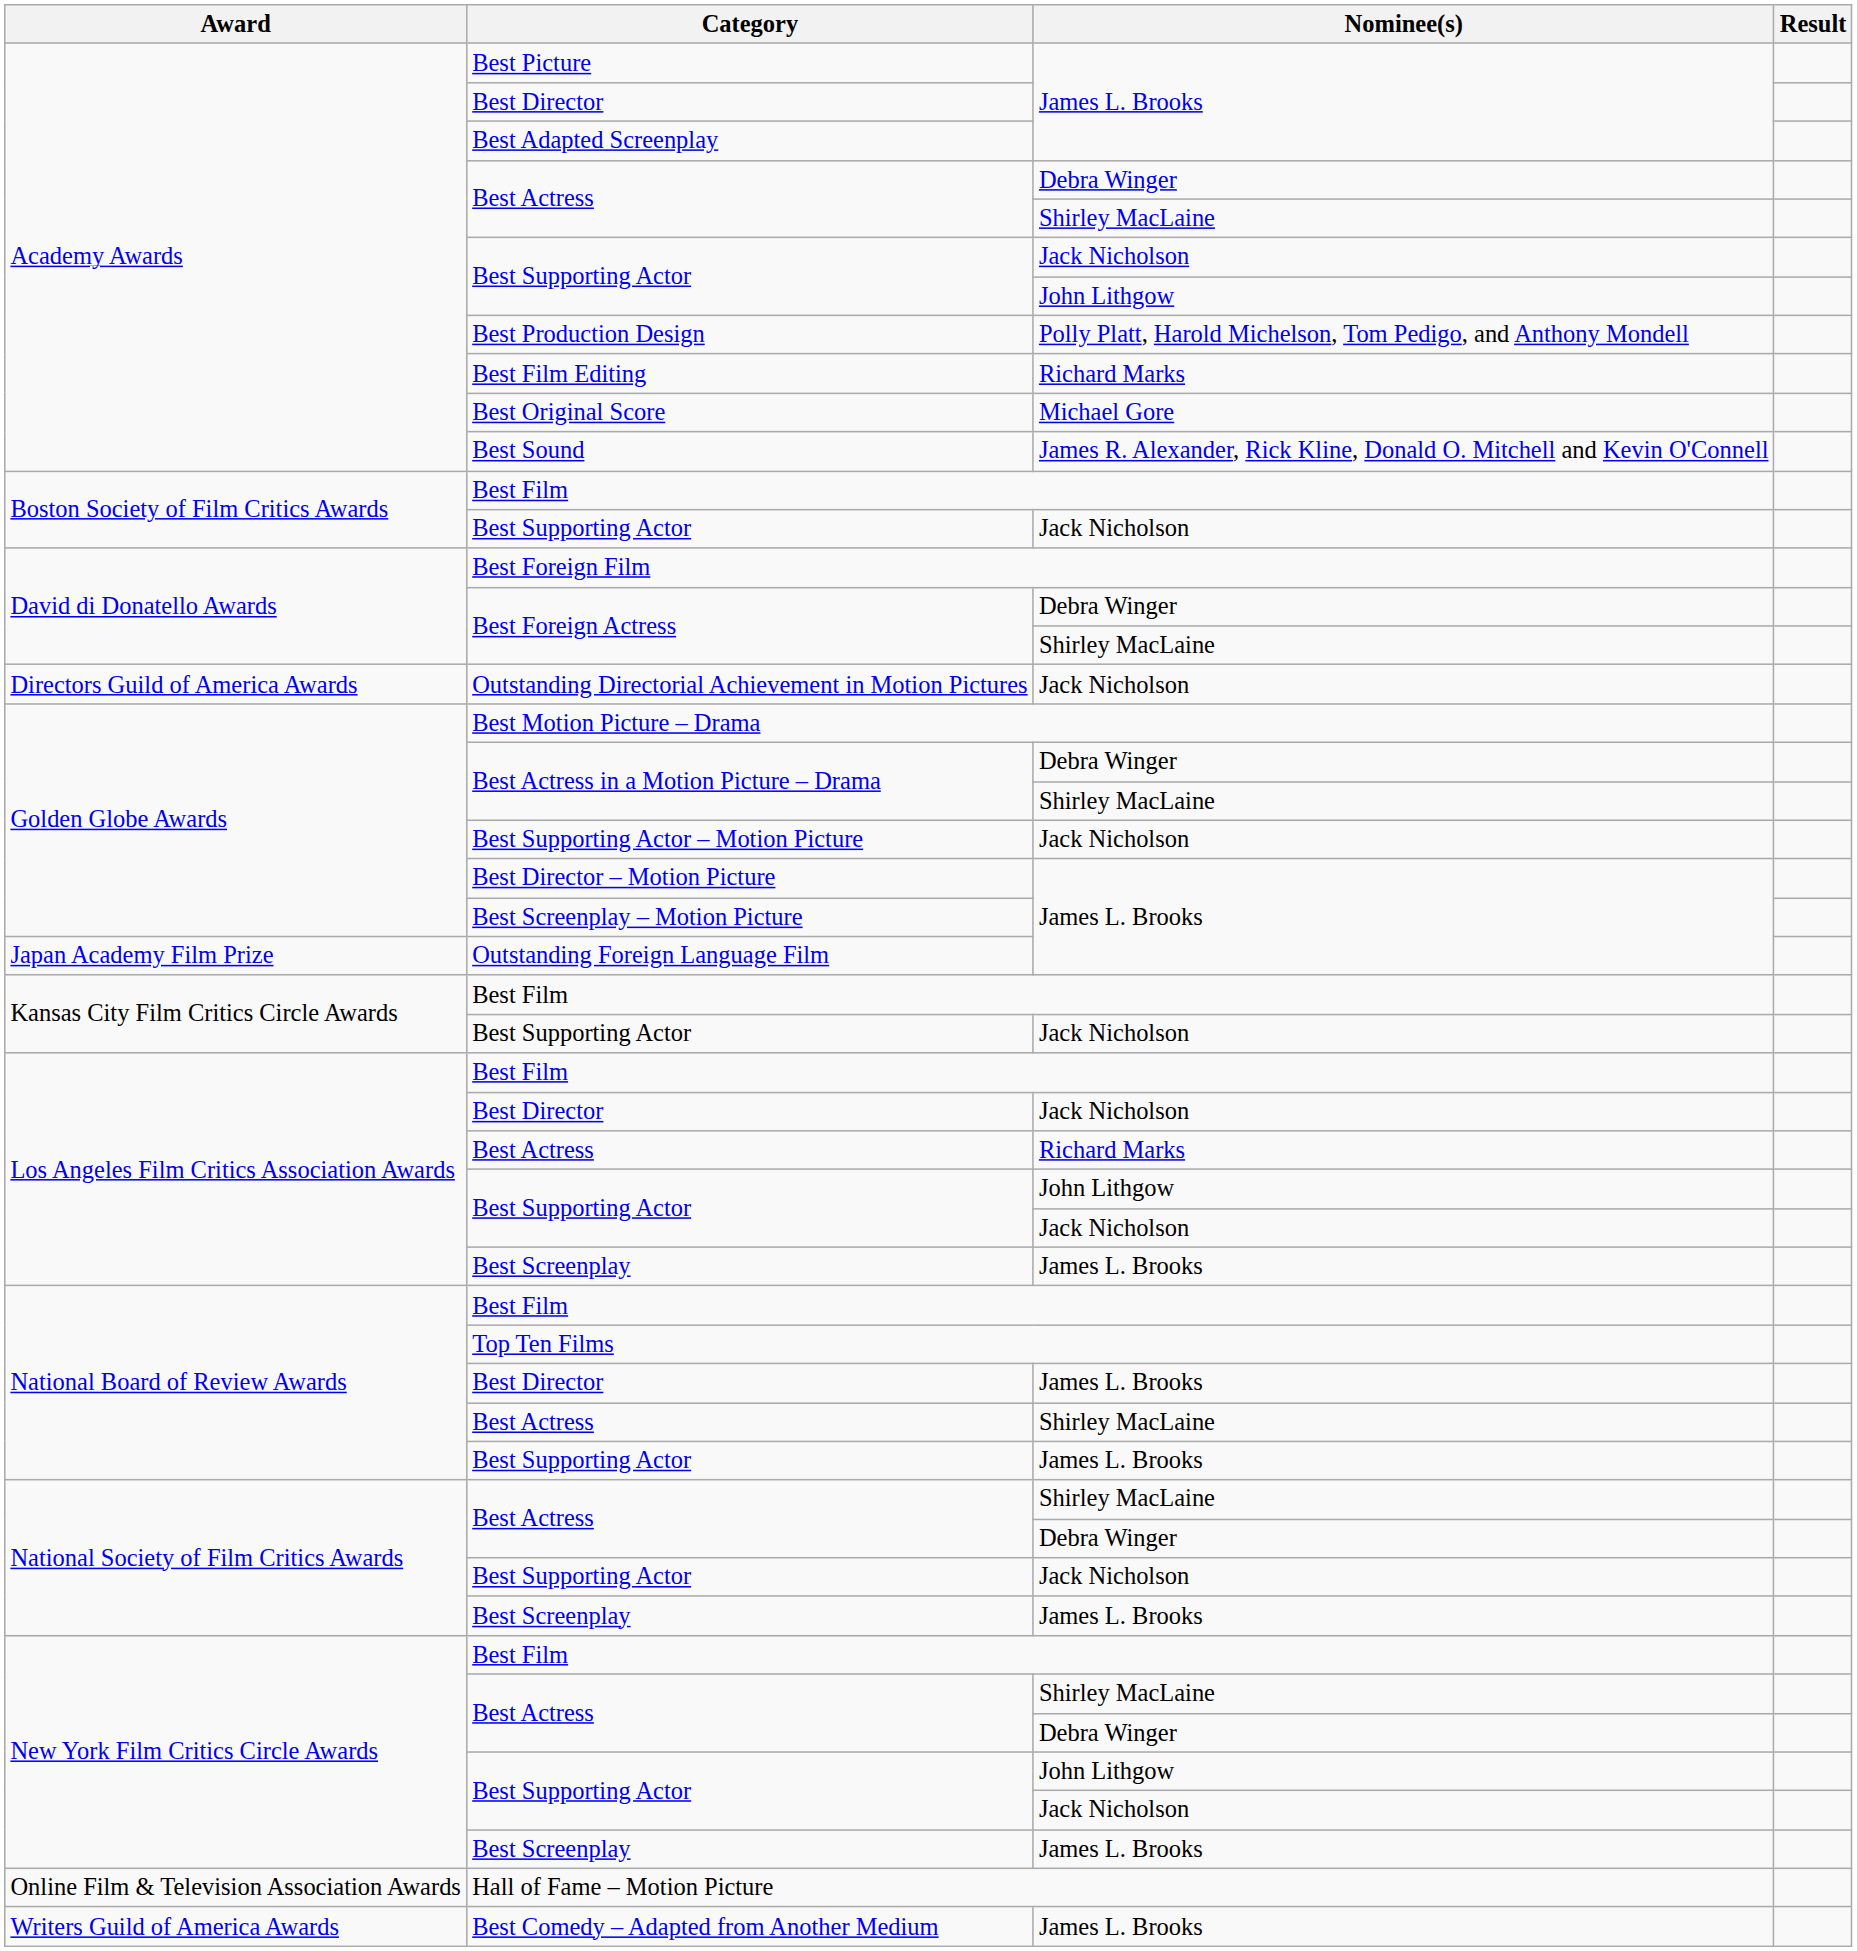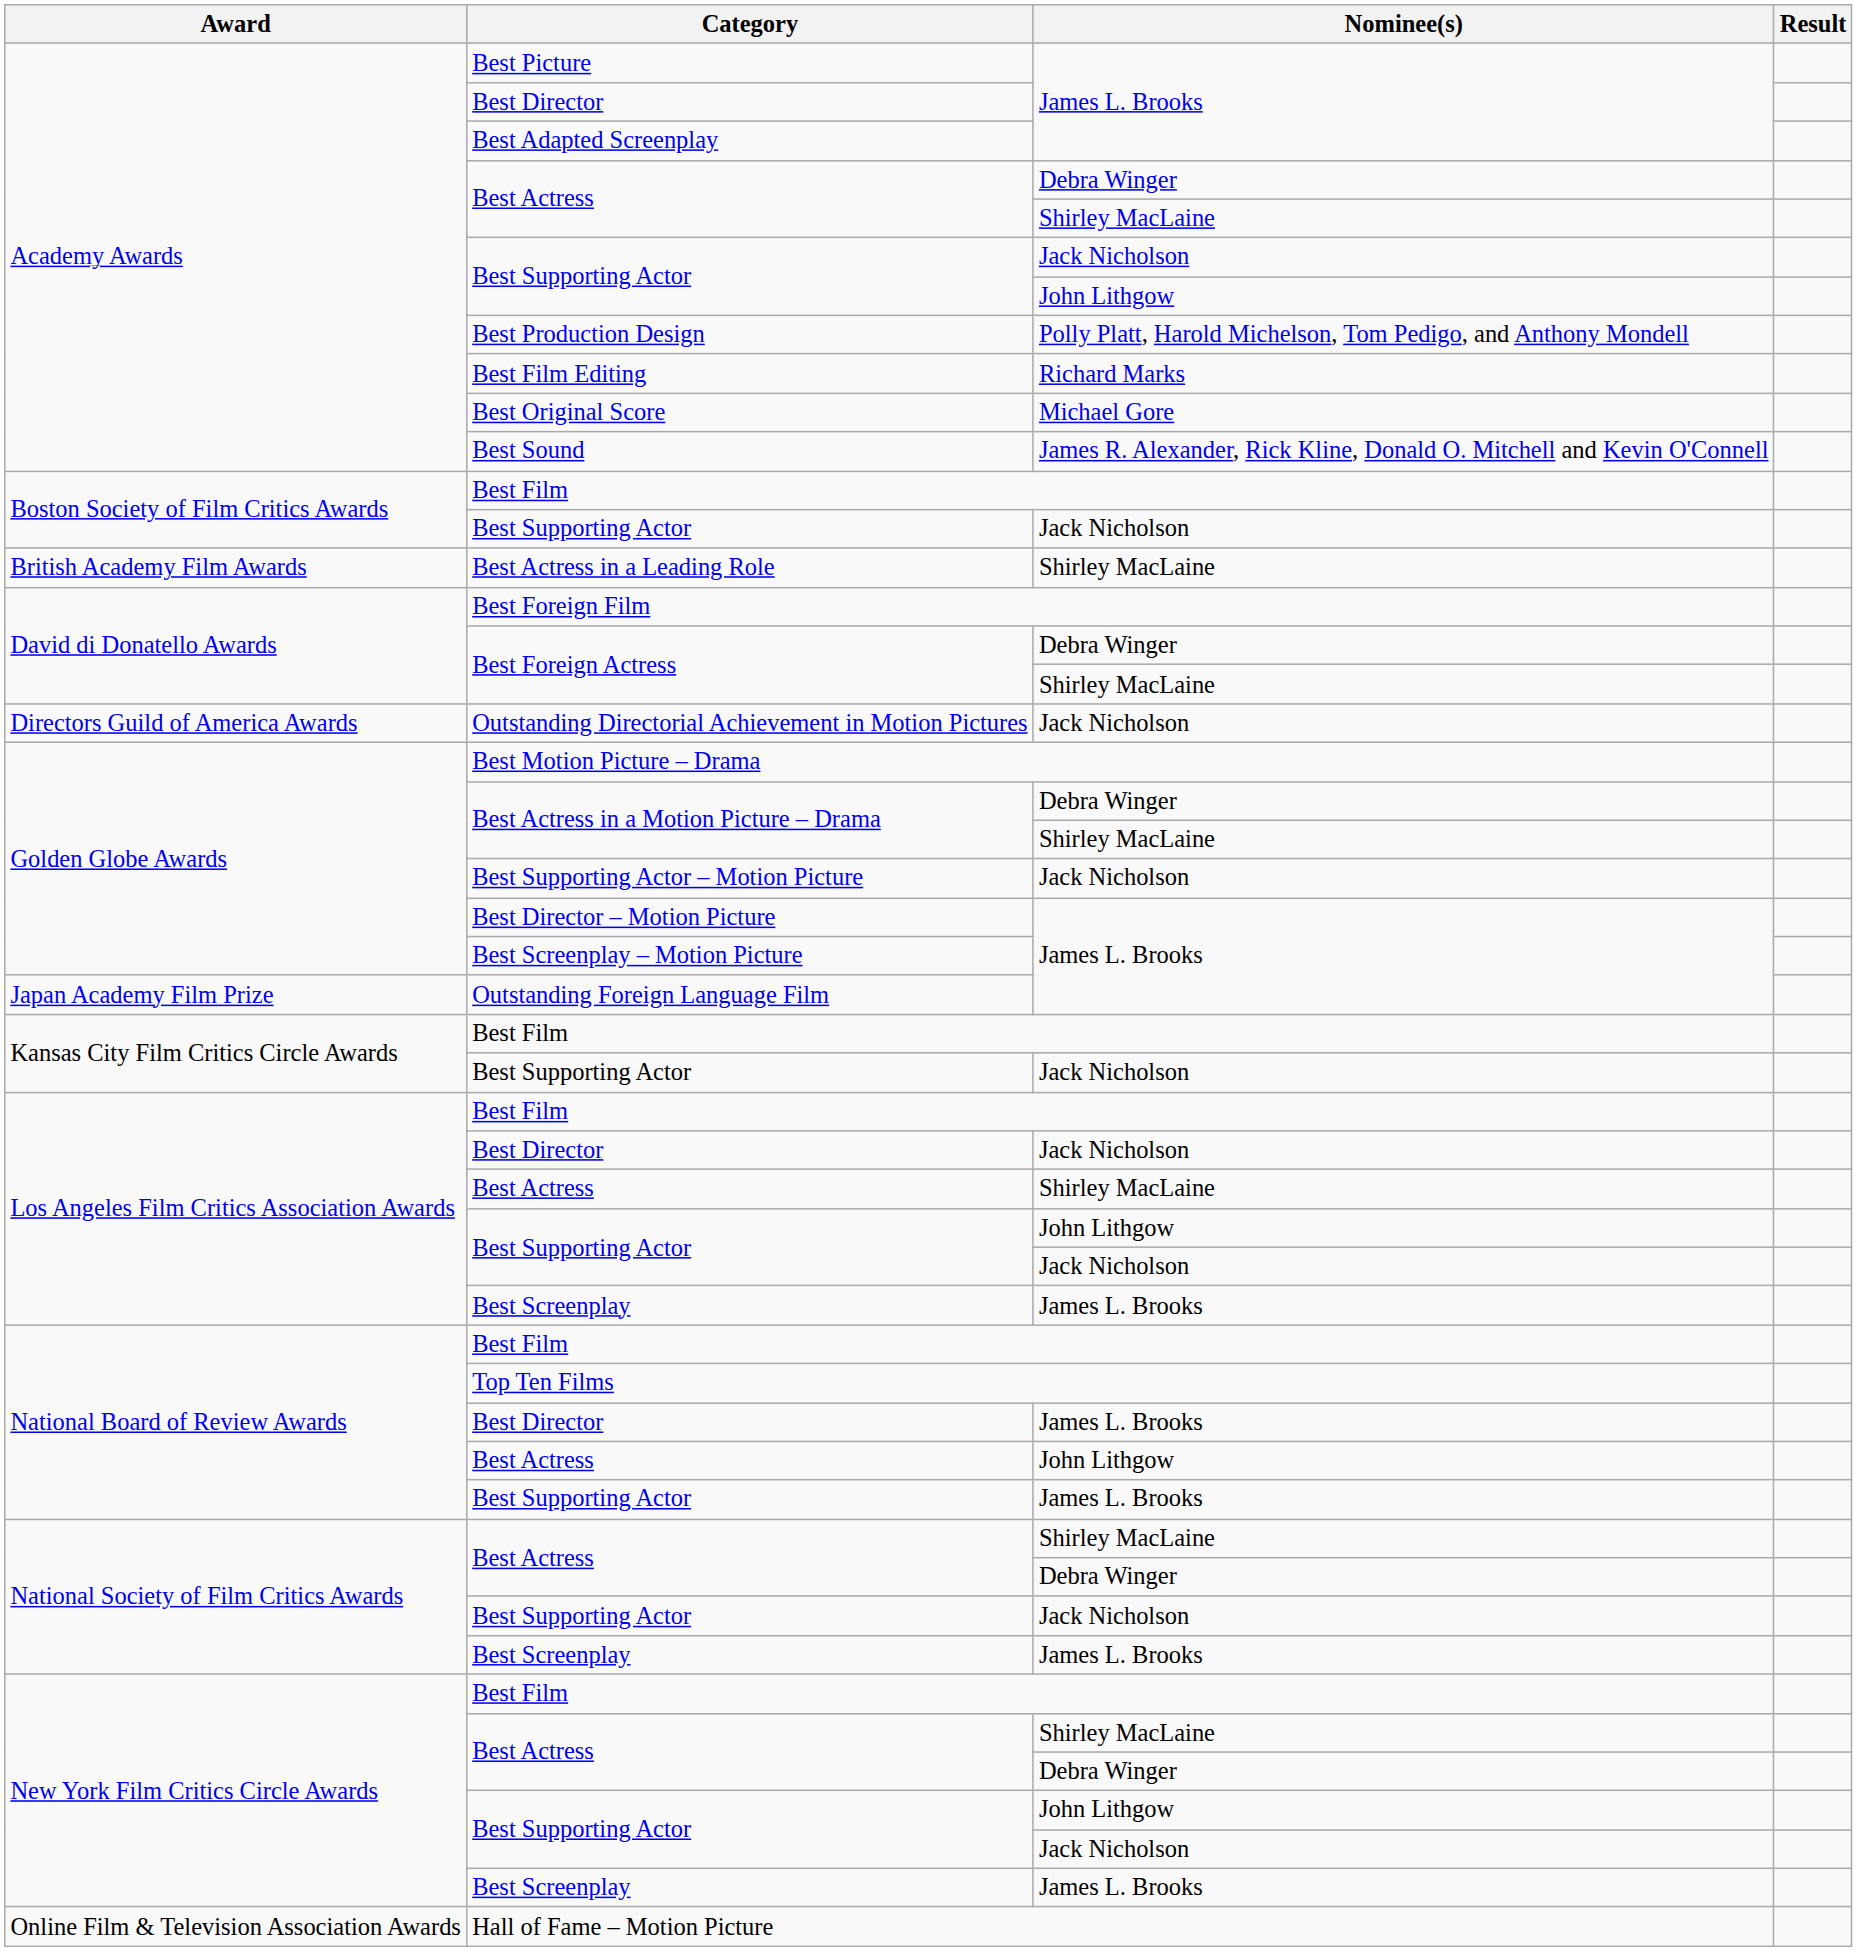+ row: (159, 567)
(1112, 1149) Richard Marks -> (1127, 1188) Shirley MacLaine
(1127, 1421) Shirley MacLaine -> (1107, 1460) John Lithgow
- row: (175, 1926)
